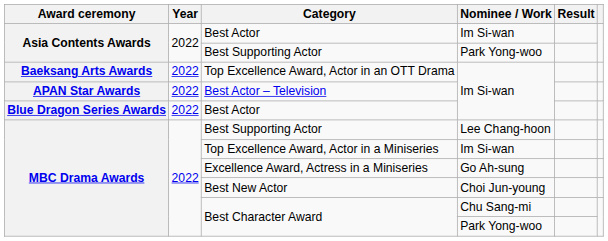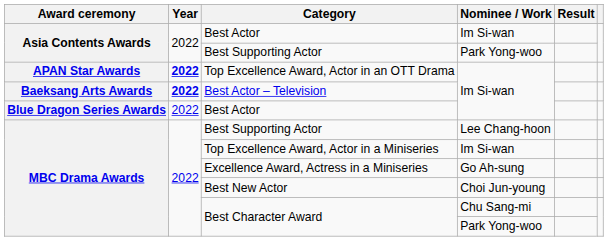(87, 71) Baeksang Arts Awards -> (87, 71) APAN Star Awards
(185, 71) normal -> (185, 71) bold
(87, 91) APAN Star Awards -> (87, 91) Baeksang Arts Awards
(185, 91) normal -> (185, 91) bold
